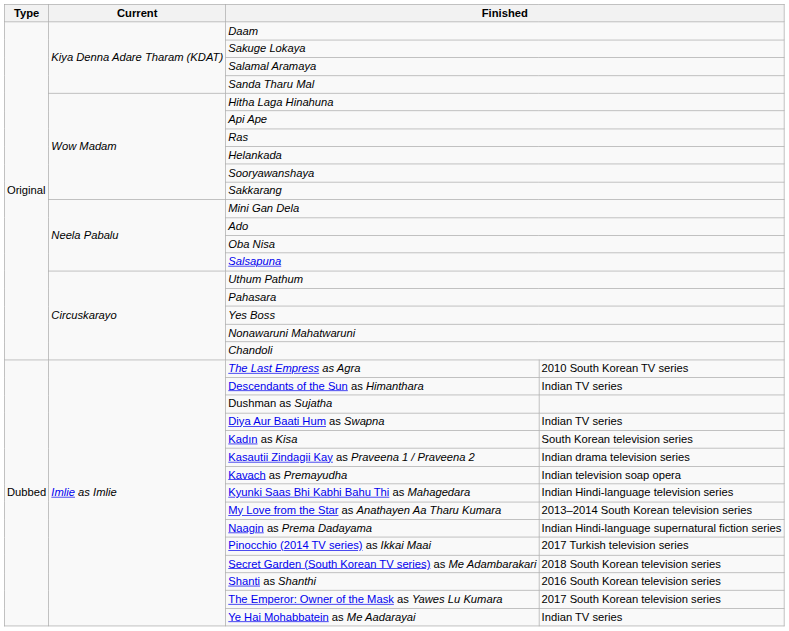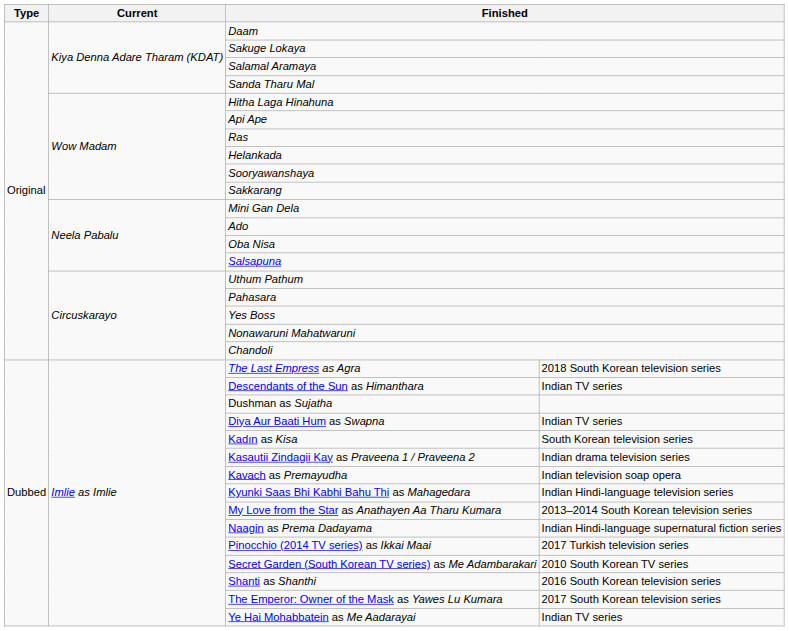(615, 368) 2010 South Korean TV series -> (631, 368) 2018 South Korean television series
(631, 564) 2018 South Korean television series -> (615, 564) 2010 South Korean TV series
